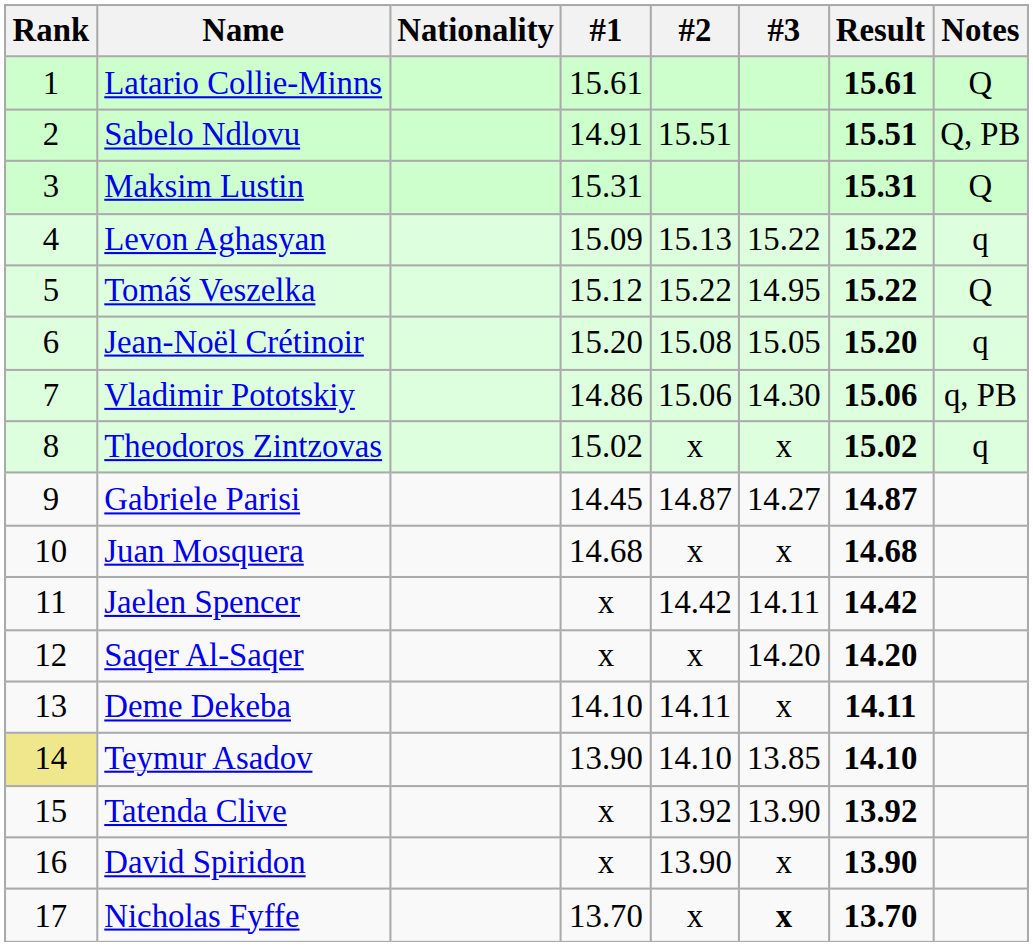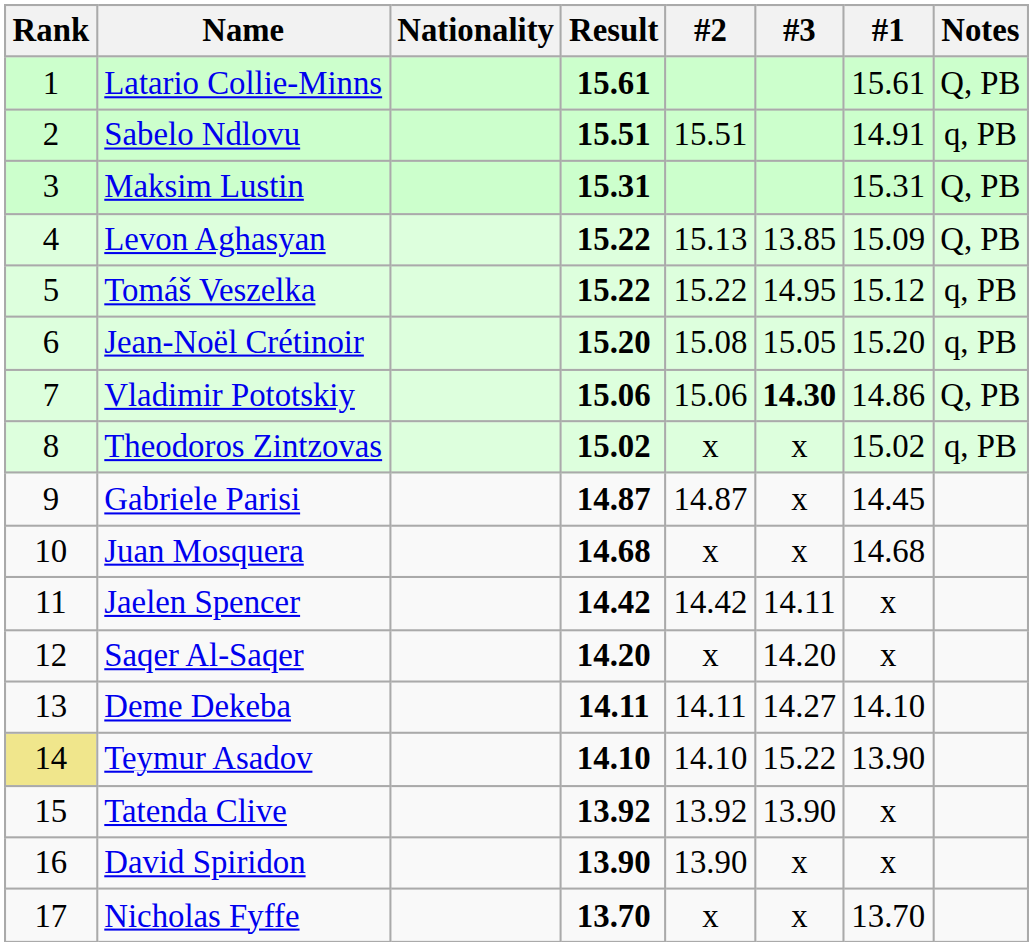columns swapped: (606, 30) <-> (881, 30)
(980, 82) Q -> (980, 82) Q, PB
(980, 134) Q, PB -> (980, 134) q, PB
(980, 186) Q -> (980, 186) Q, PB
(784, 238) 15.22 -> (799, 238) 13.85
(980, 238) q -> (980, 238) Q, PB
(980, 290) Q -> (980, 290) q, PB
(980, 342) q -> (980, 342) q, PB
(784, 394) normal -> (799, 394) bold
(980, 394) q, PB -> (980, 394) Q, PB
(980, 446) q -> (980, 446) q, PB
(784, 498) 14.27 -> (799, 498) x
(784, 706) x -> (799, 706) 14.27
(784, 758) 13.85 -> (799, 758) 15.22
(784, 914) bold -> (799, 914) normal
